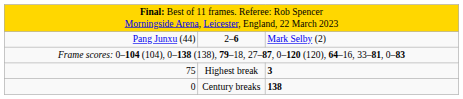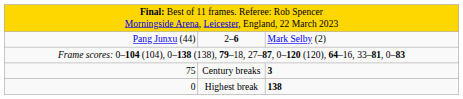(231, 71) Highest break -> (231, 71) Century breaks
(231, 87) Century breaks -> (231, 87) Highest break
